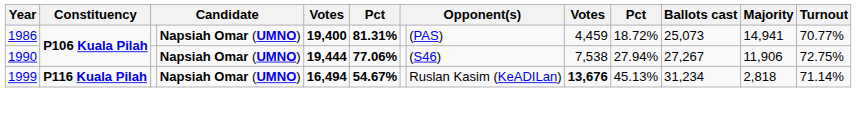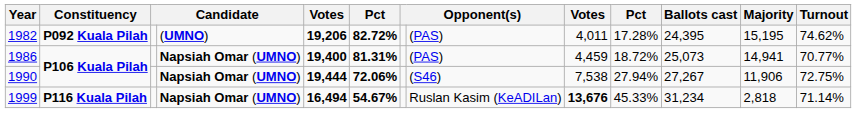+ row: (23, 35)
(375, 56) 77.06% -> (375, 77) 72.06%
(636, 77) 45.13% -> (636, 98) 45.33%
